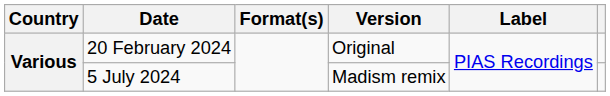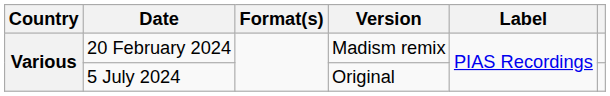(363, 47) Original -> (389, 47) Madism remix
(389, 76) Madism remix -> (363, 76) Original
